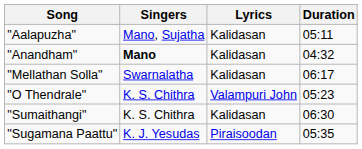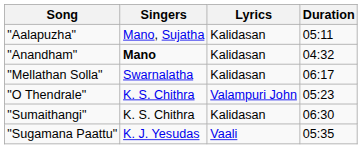(244, 134) Piraisoodan -> (224, 134) Vaali
